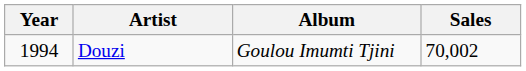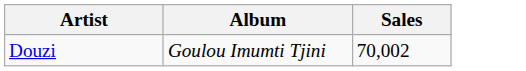- column: (39, 19)
